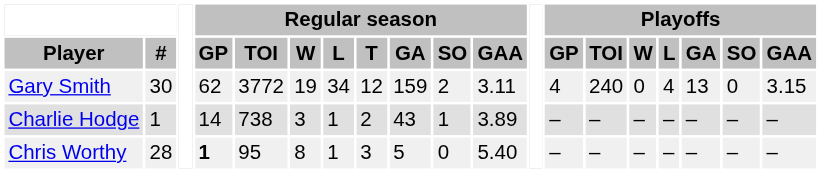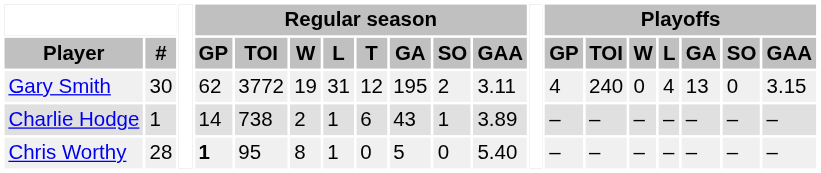(339, 86) 34 -> (339, 86) 31
(410, 86) 159 -> (410, 86) 195
(300, 119) 3 -> (300, 119) 2
(366, 119) 2 -> (366, 119) 6
(366, 152) 3 -> (366, 152) 0
